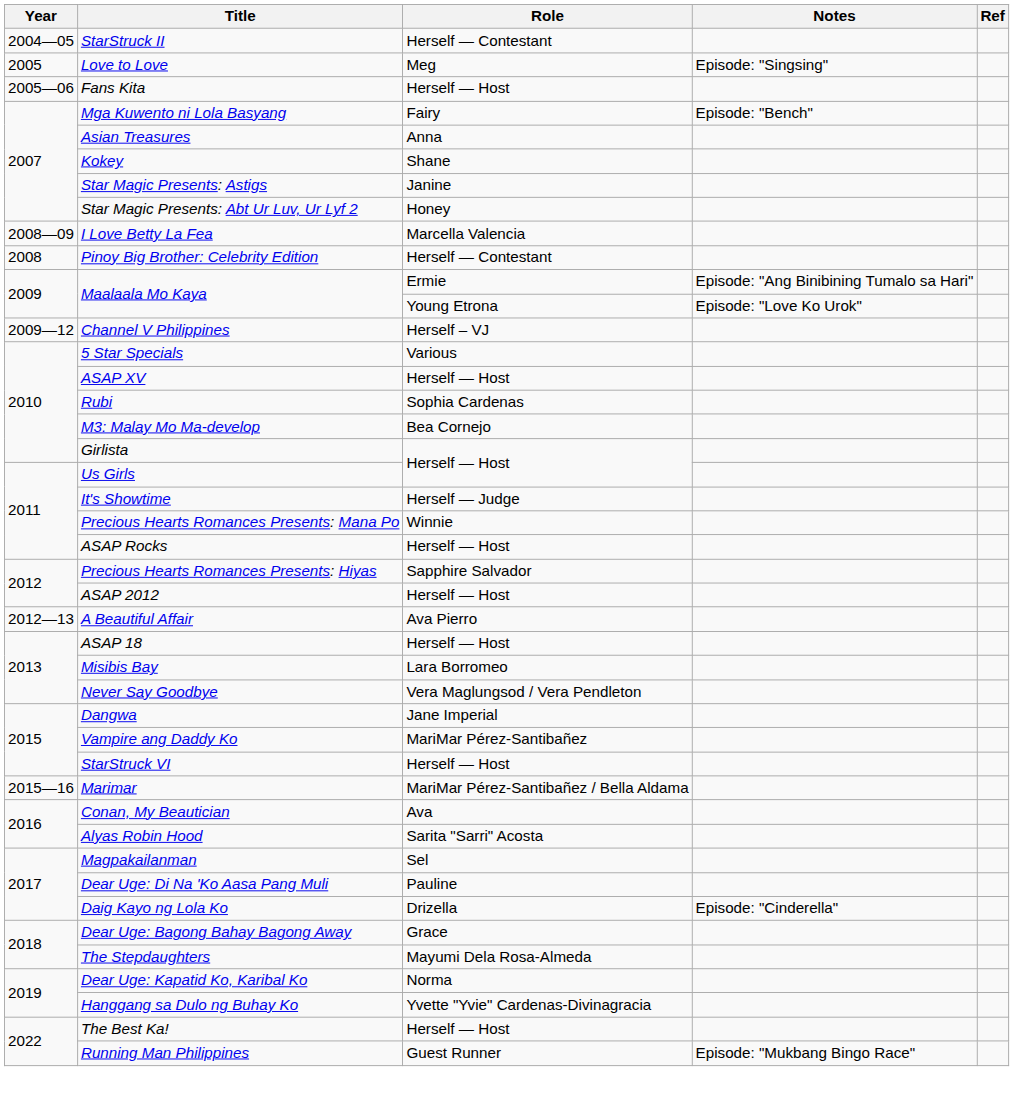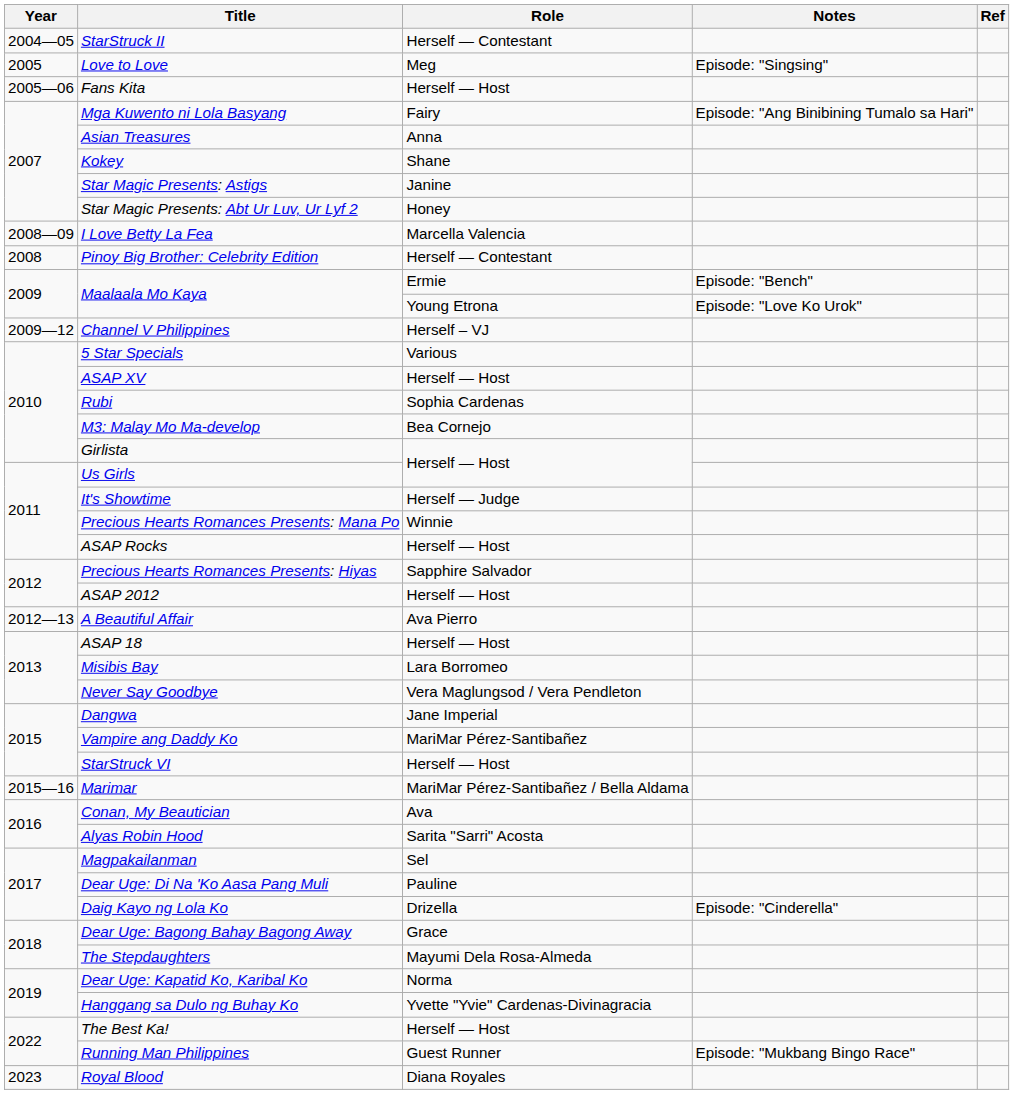(754, 112) Episode: "Bench" -> (834, 112) Episode: "Ang Binibining Tumalo sa Hari"
(834, 281) Episode: "Ang Binibining Tumalo sa Hari" -> (754, 281) Episode: "Bench"
+ row: (122, 1077)
